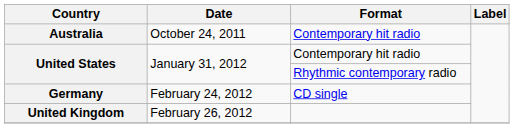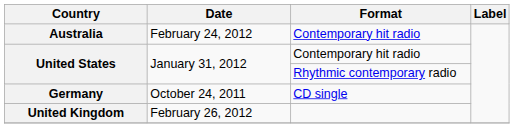(198, 34) October 24, 2011 -> (201, 34) February 24, 2012
(201, 93) February 24, 2012 -> (198, 93) October 24, 2011
